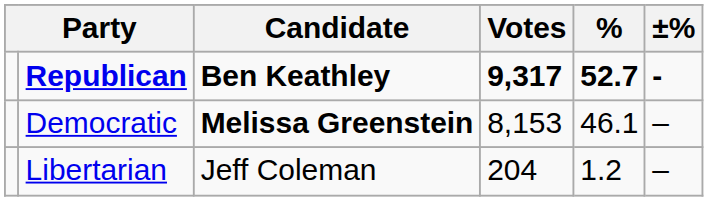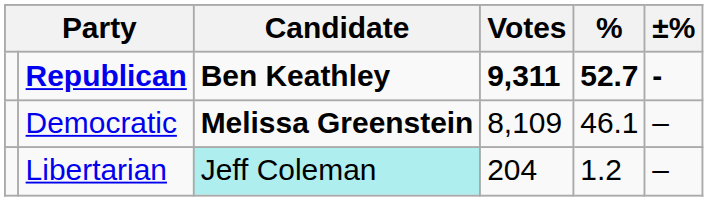(525, 75) 9,317 -> (524, 75) 9,311
(525, 123) 8,153 -> (525, 123) 8,109
(289, 170) no background -> (289, 170) paleturquoise background
